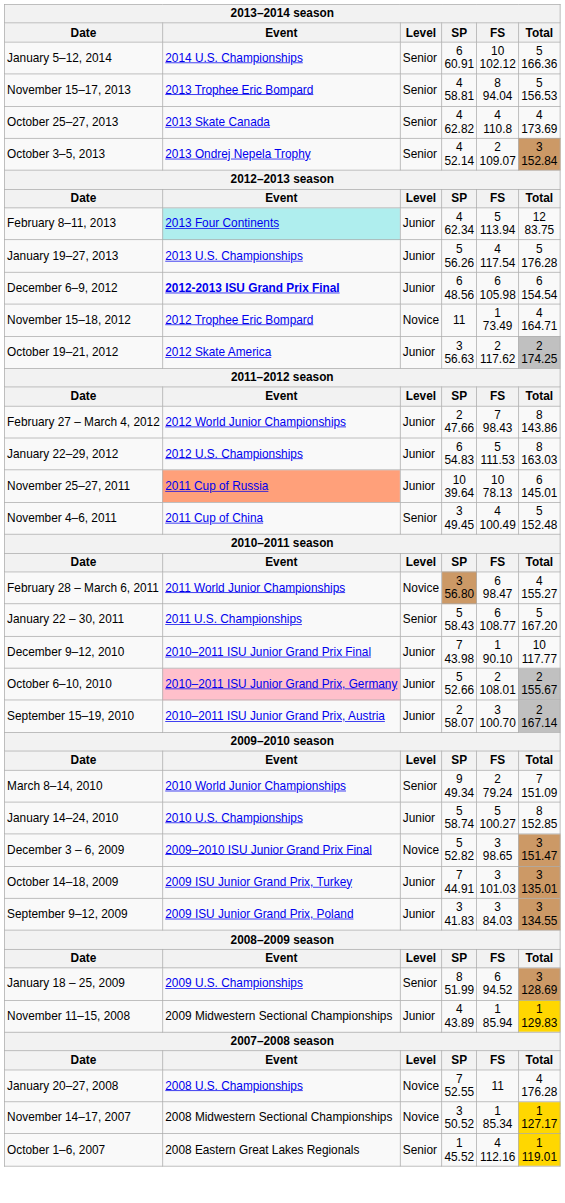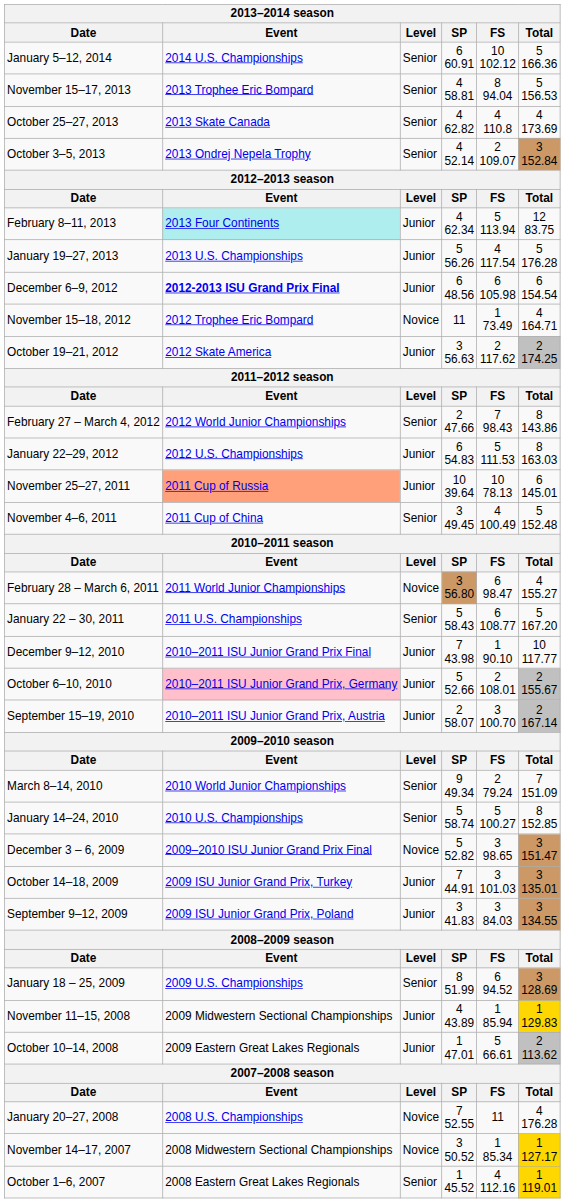(419, 422) Junior -> (420, 422) Senior
(419, 818) Junior -> (420, 818) Senior
+ row: (63, 1048)
